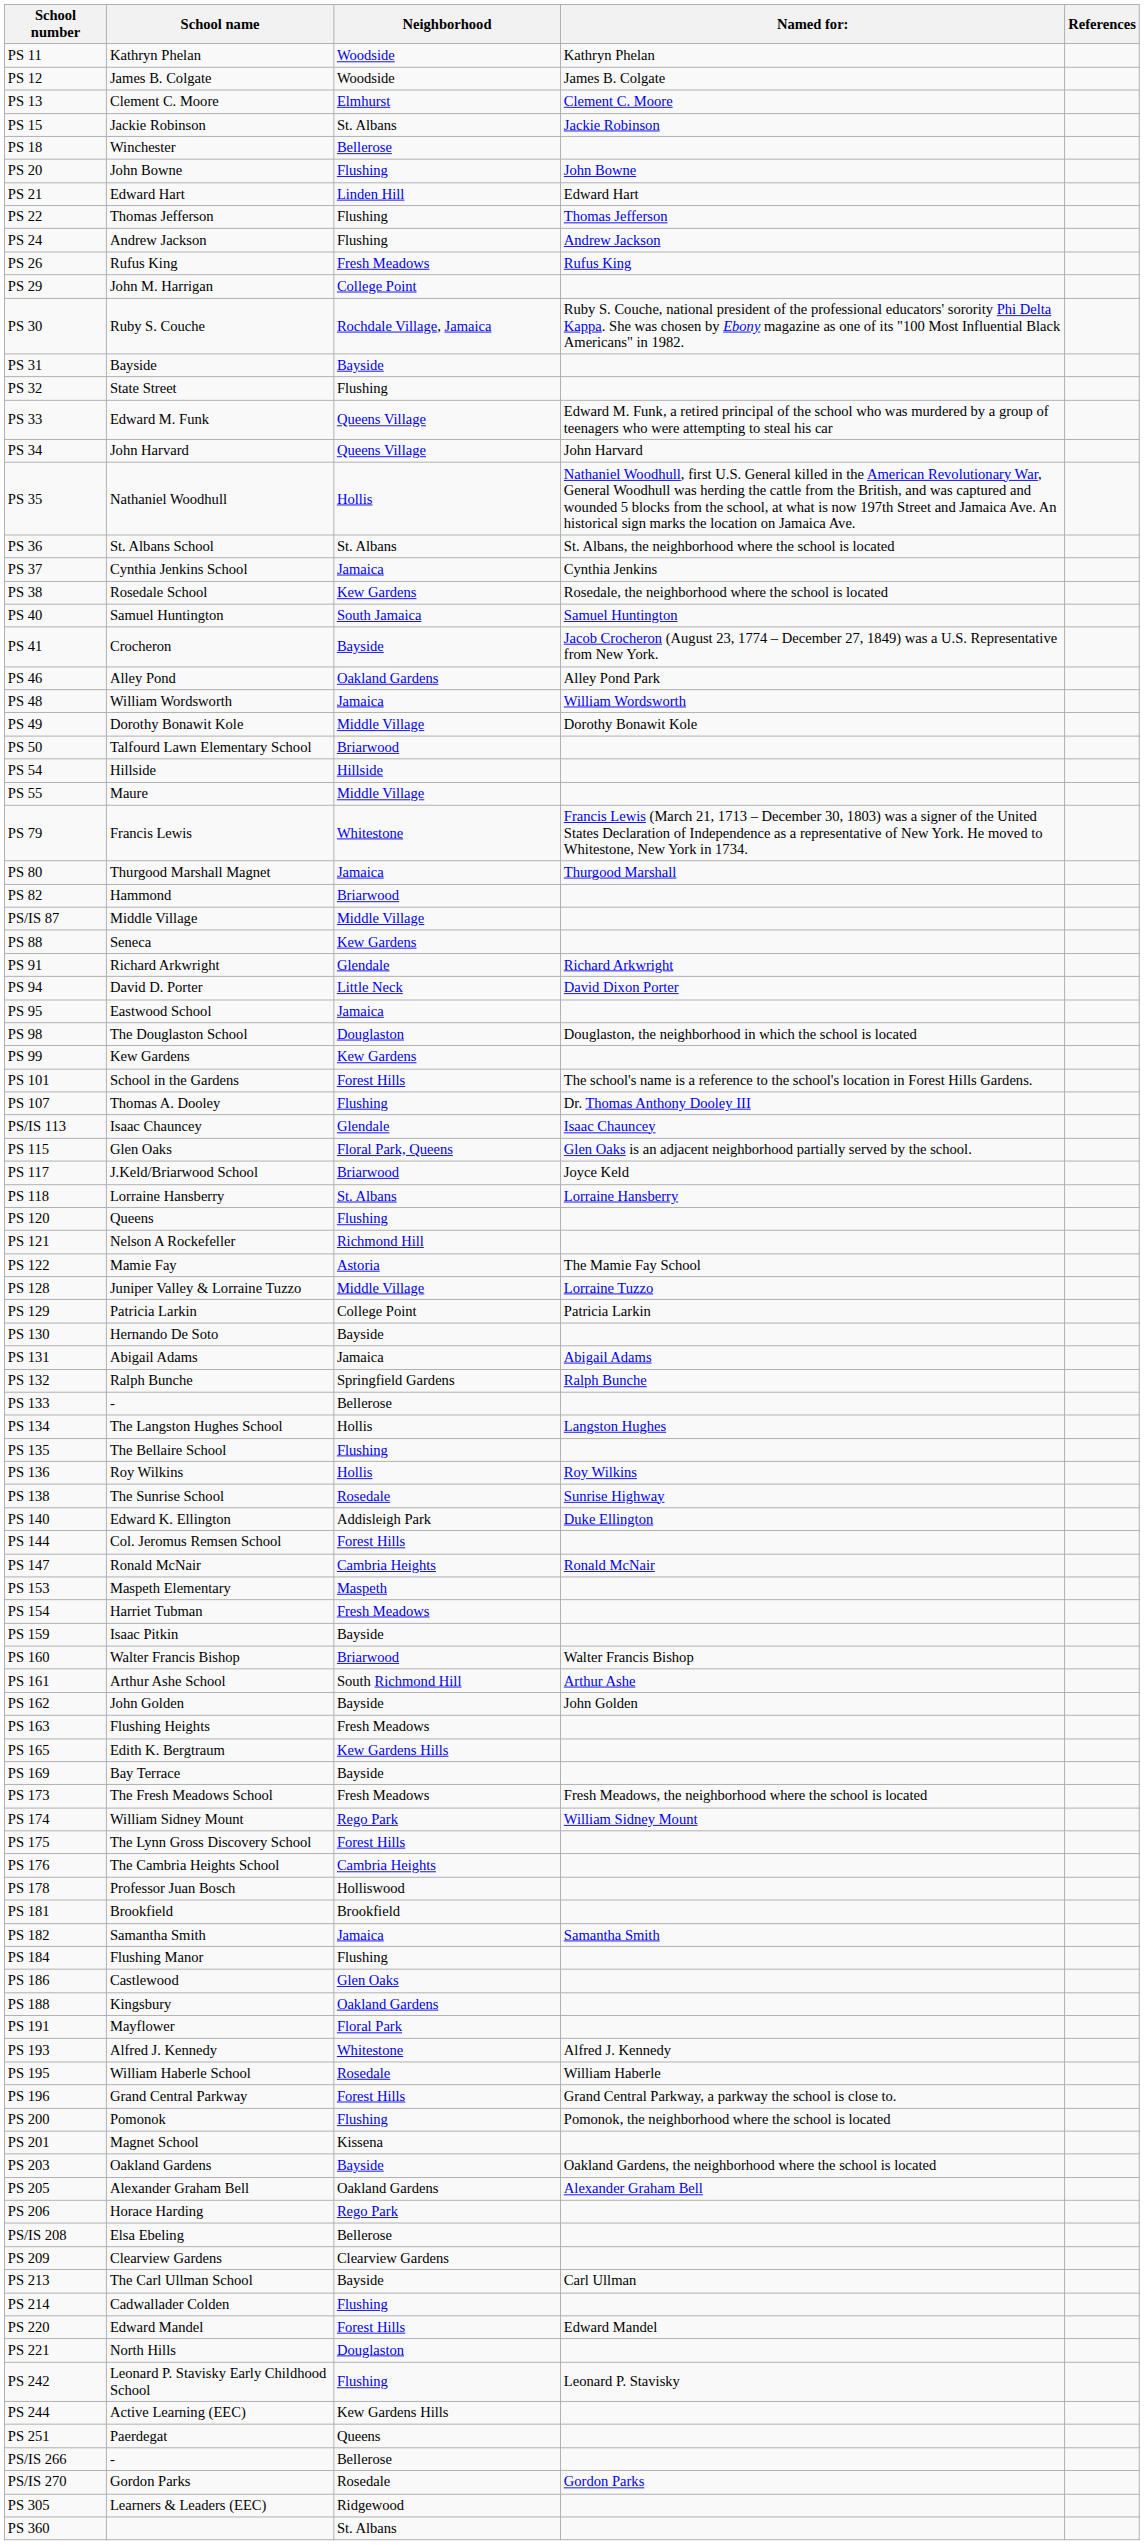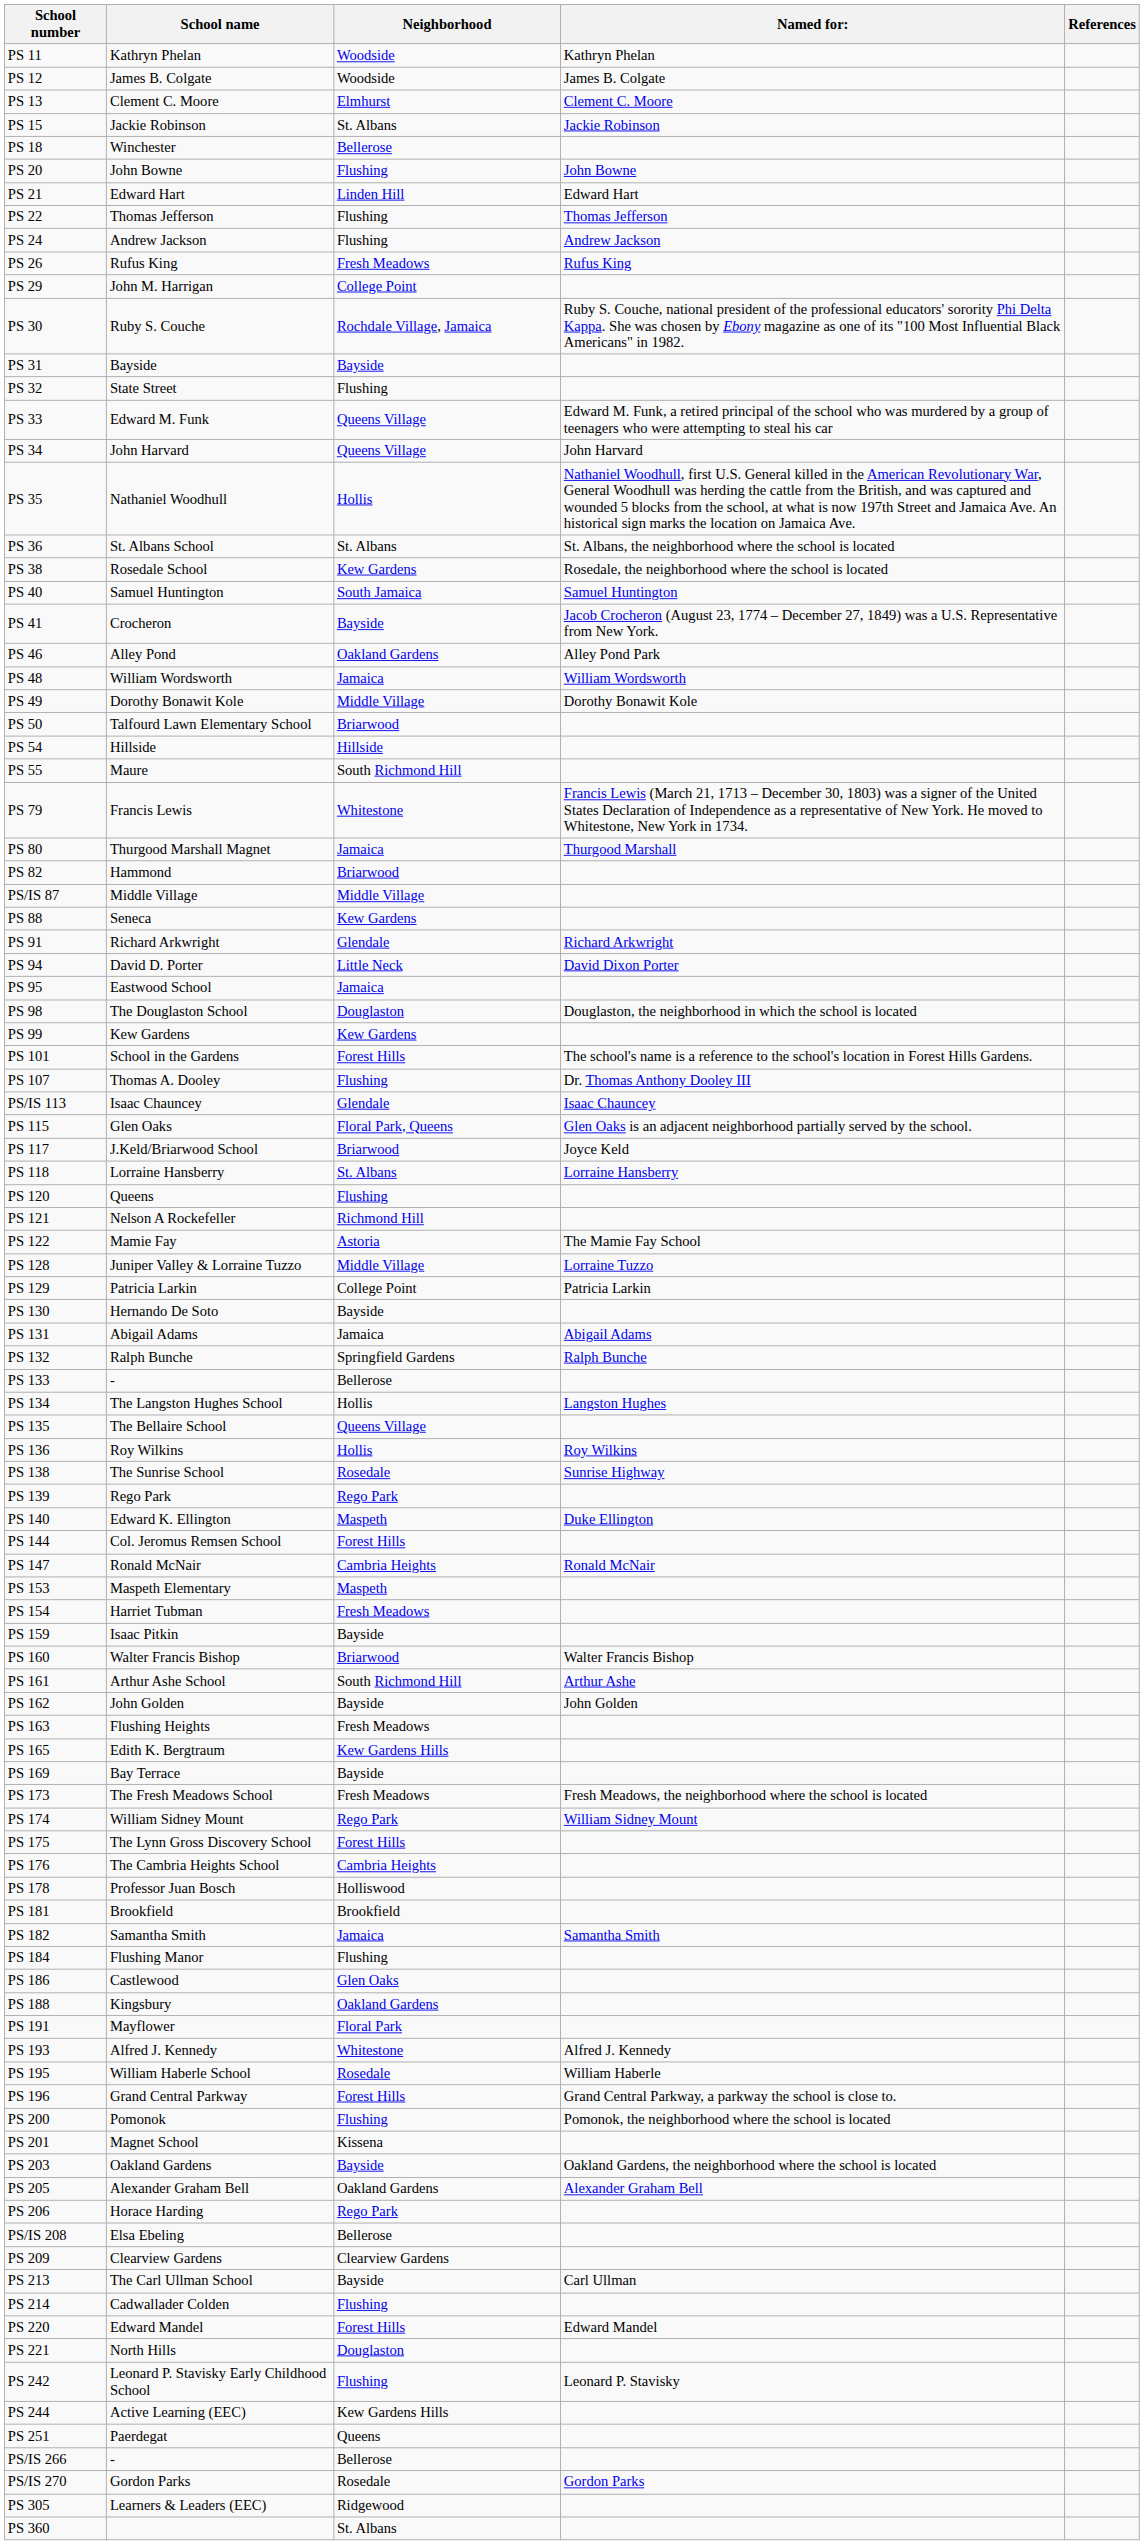- row: (25, 569)
(381, 793) Middle Village -> (399, 770) South Richmond Hill
(362, 1449) Flushing -> (381, 1426) Queens Village
+ row: (29, 1496)
(384, 1519) Addisleigh Park -> (362, 1519) Maspeth
